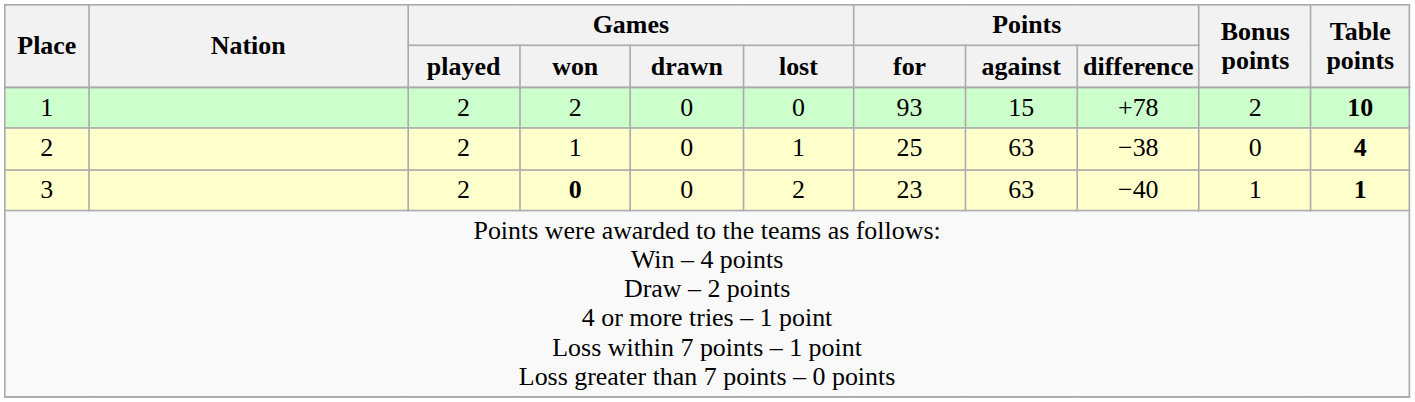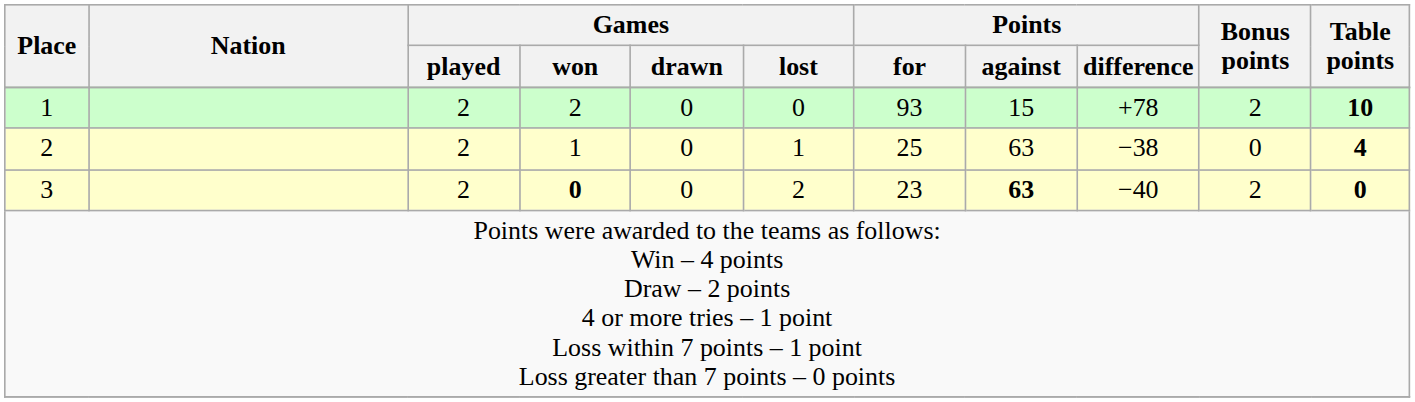(1021, 189) normal -> (1021, 189) bold
(1255, 189) 1 -> (1255, 189) 2
(1360, 189) 1 -> (1360, 189) 0
